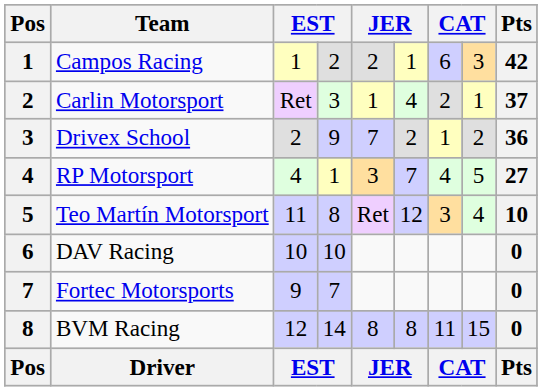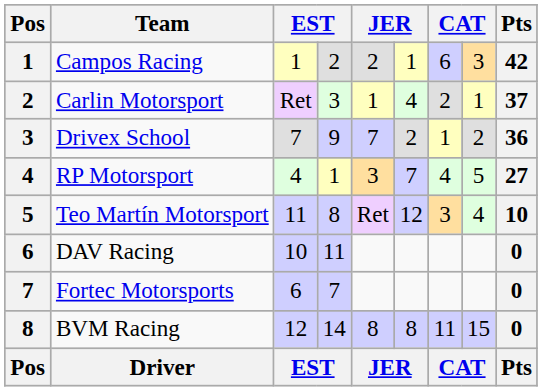(296, 137) 2 -> (296, 137) 7
(334, 252) 10 -> (334, 252) 11
(296, 290) 9 -> (296, 290) 6
